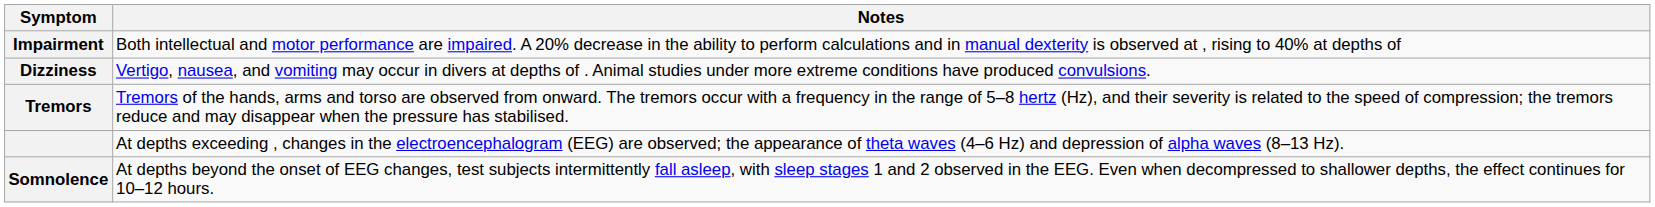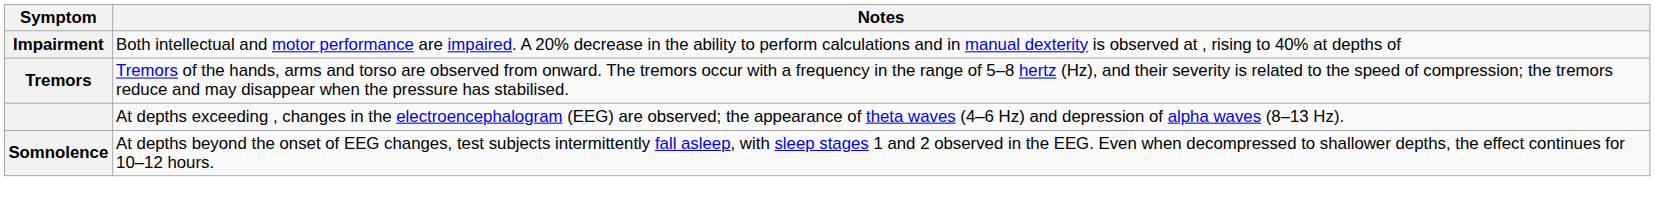- row: (58, 71)
